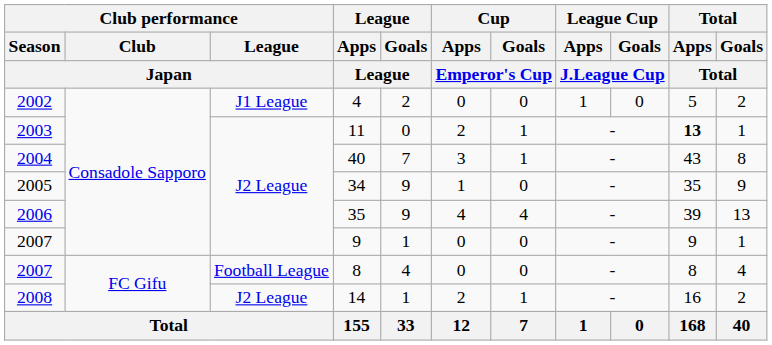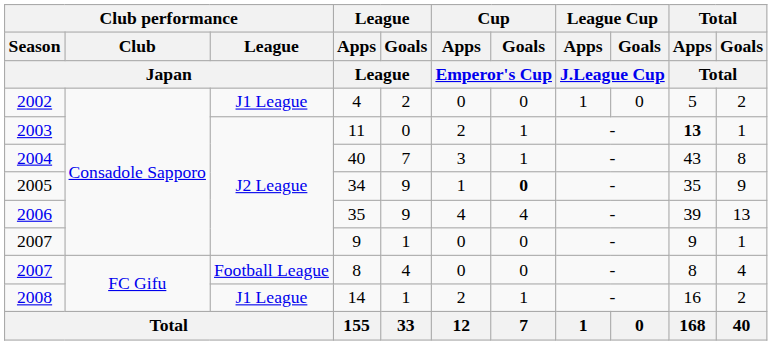(524, 185) normal -> (524, 185) bold
(271, 297) J2 League -> (271, 297) J1 League
